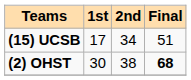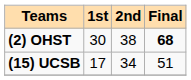rows swapped: (44, 40) <-> (40, 63)
